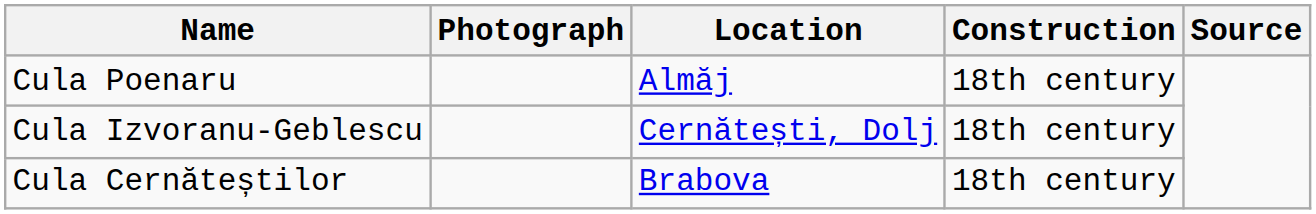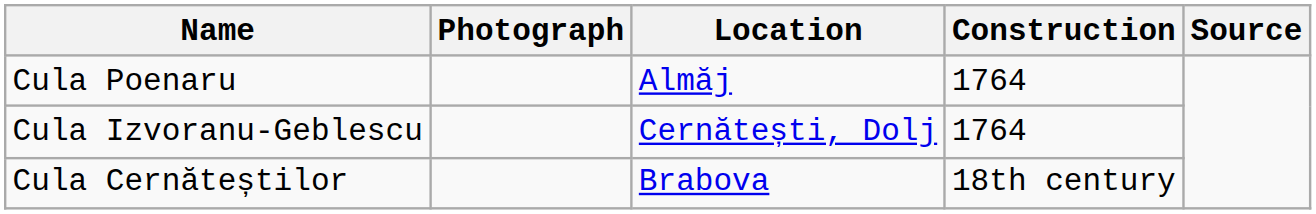(1064, 81) 18th century -> (989, 81) 1764
(1064, 132) 18th century -> (989, 132) 1764
